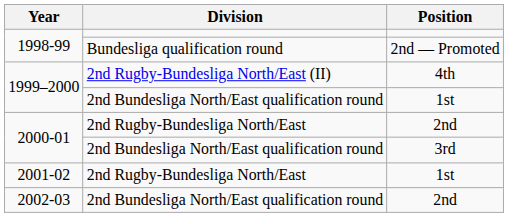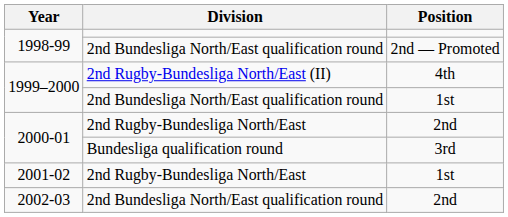(185, 49) Bundesliga qualification round -> (235, 49) 2nd Bundesliga North/East qualification round
(235, 149) 2nd Bundesliga North/East qualification round -> (185, 149) Bundesliga qualification round
